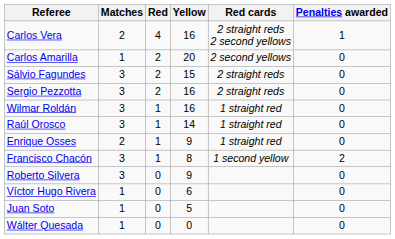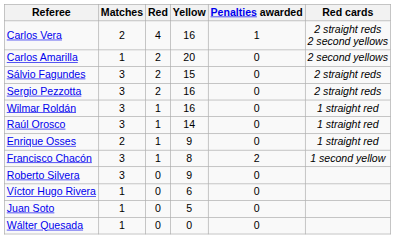columns swapped: (251, 12) <-> (342, 12)
